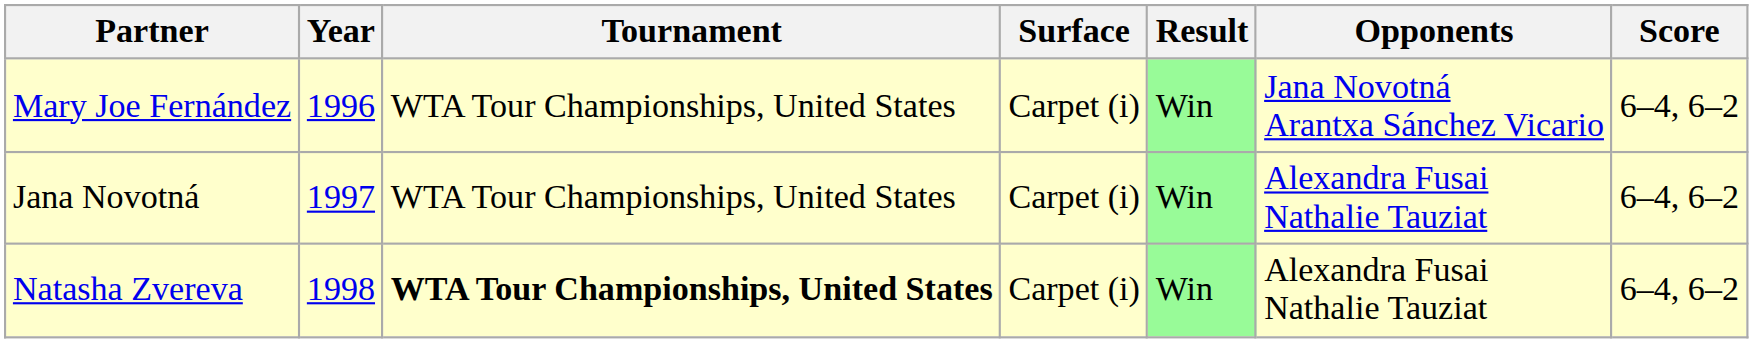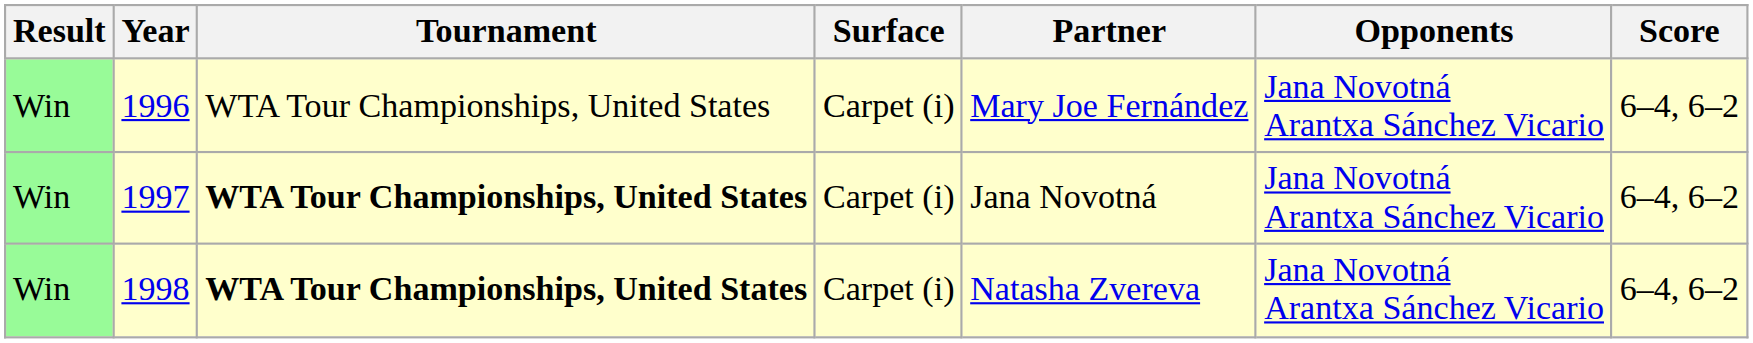columns swapped: (1202, 31) <-> (152, 31)
(673, 197) normal -> (506, 197) bold
(1376, 197) Alexandra Fusai Nathalie Tauziat -> (1434, 197) Jana Novotná Arantxa Sánchez Vicario
(1376, 289) Alexandra Fusai Nathalie Tauziat -> (1434, 289) Jana Novotná Arantxa Sánchez Vicario
